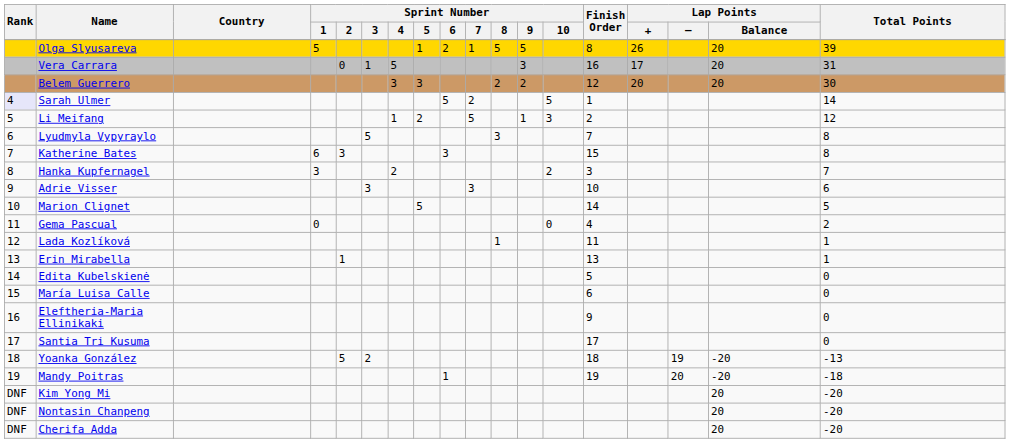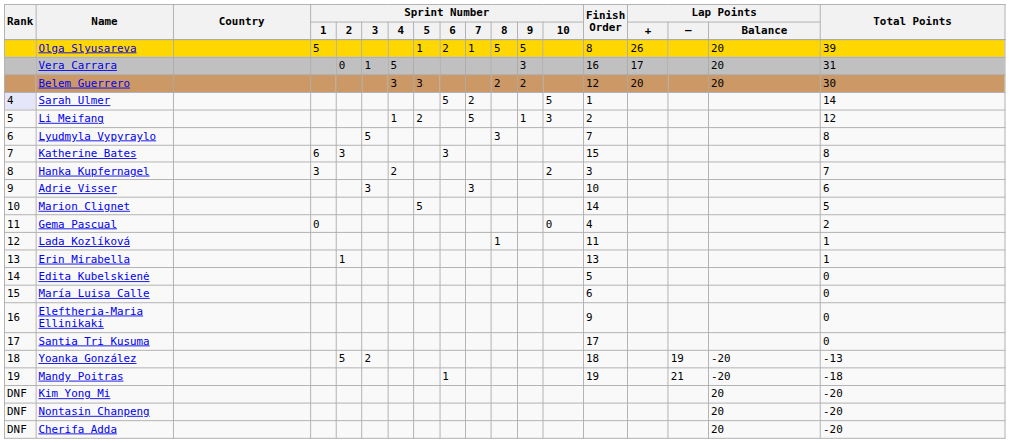(677, 377) 20 -> (677, 377) 21
